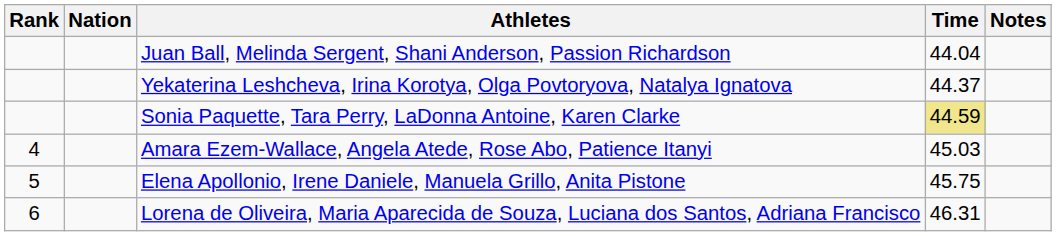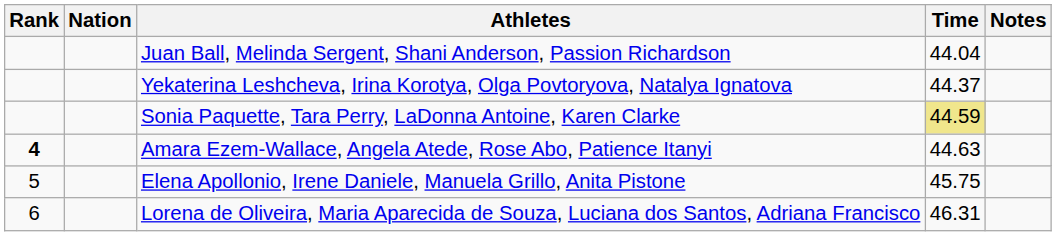(34, 149) normal -> (34, 149) bold
(955, 149) 45.03 -> (955, 149) 44.63
